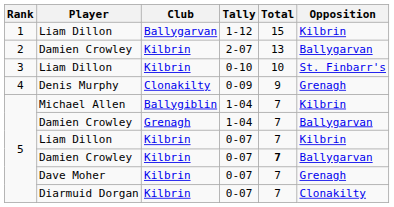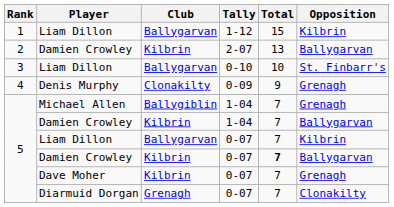(167, 67) Kilbrin -> (181, 67) Ballygarvan
(323, 103) Kilbrin -> (323, 103) Grenagh
(167, 121) Grenagh -> (167, 121) Kilbrin
(167, 139) Kilbrin -> (181, 139) Ballygarvan
(167, 194) Kilbrin -> (167, 194) Grenagh
